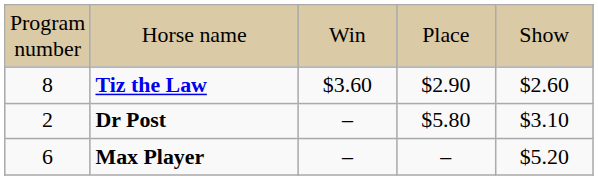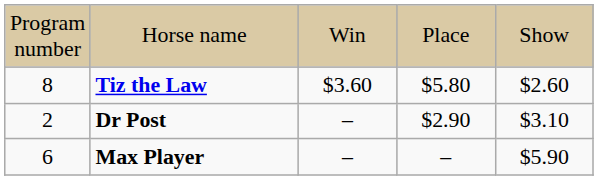(446, 84) $2.90 -> (446, 84) $5.80
(446, 120) $5.80 -> (446, 120) $2.90
(544, 157) $5.20 -> (544, 157) $5.90
